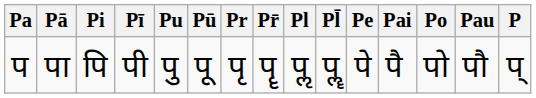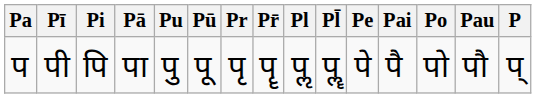columns swapped: (56, 20) <-> (135, 20)
